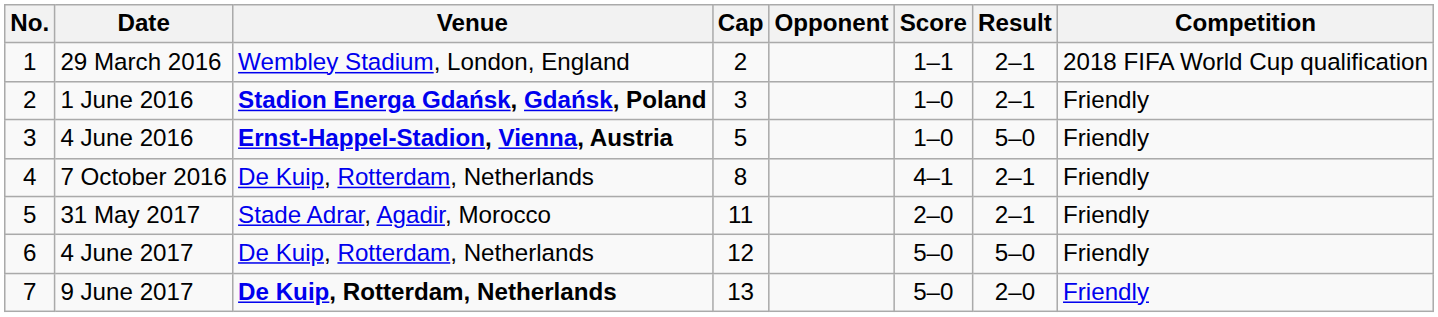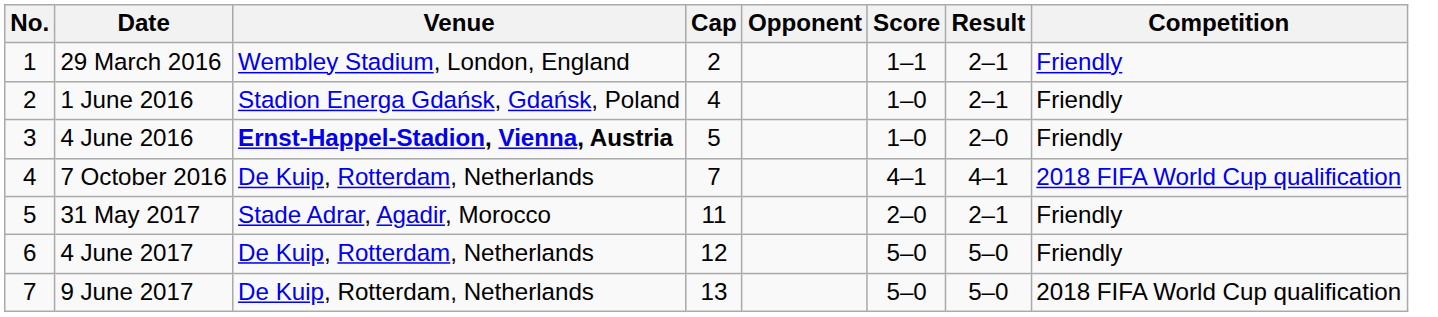(1245, 61) 2018 FIFA World Cup qualification -> (1079, 61) Friendly
(472, 100) bold -> (459, 100) normal
(741, 100) 3 -> (714, 100) 4
(1015, 138) 5–0 -> (988, 138) 2–0
(741, 176) 8 -> (714, 176) 7
(1015, 176) 2–1 -> (988, 176) 4–1
(1106, 176) Friendly -> (1219, 176) 2018 FIFA World Cup qualification
(427, 291) bold -> (416, 291) normal
(1015, 291) 2–0 -> (988, 291) 5–0
(1106, 291) Friendly -> (1219, 291) 2018 FIFA World Cup qualification
